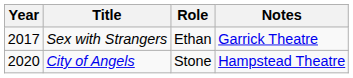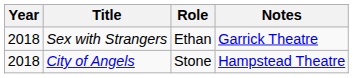(24, 38) 2017 -> (24, 38) 2018
(24, 61) 2020 -> (24, 61) 2018
